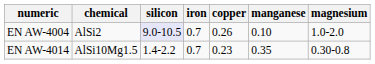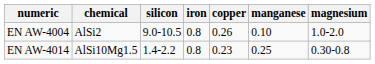(162, 31) lavender background -> (162, 31) no background
(194, 31) 0.7 -> (194, 31) 0.8
(194, 50) 0.7 -> (194, 50) 0.8
(261, 50) 0.35 -> (261, 50) 0.25
